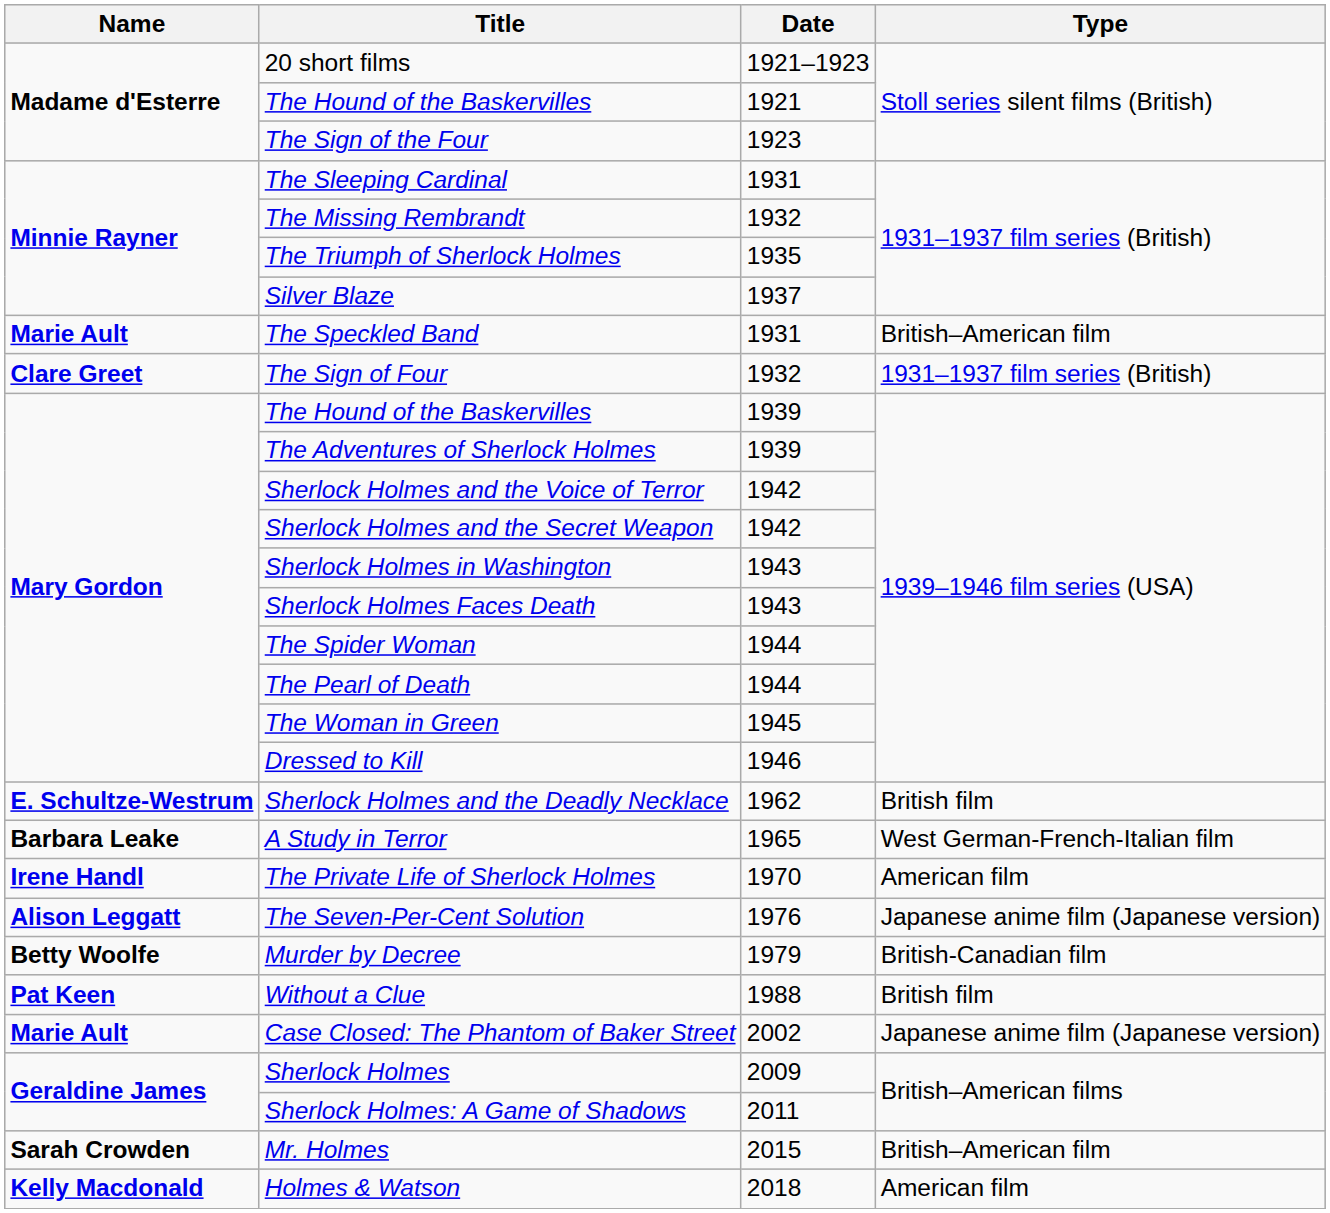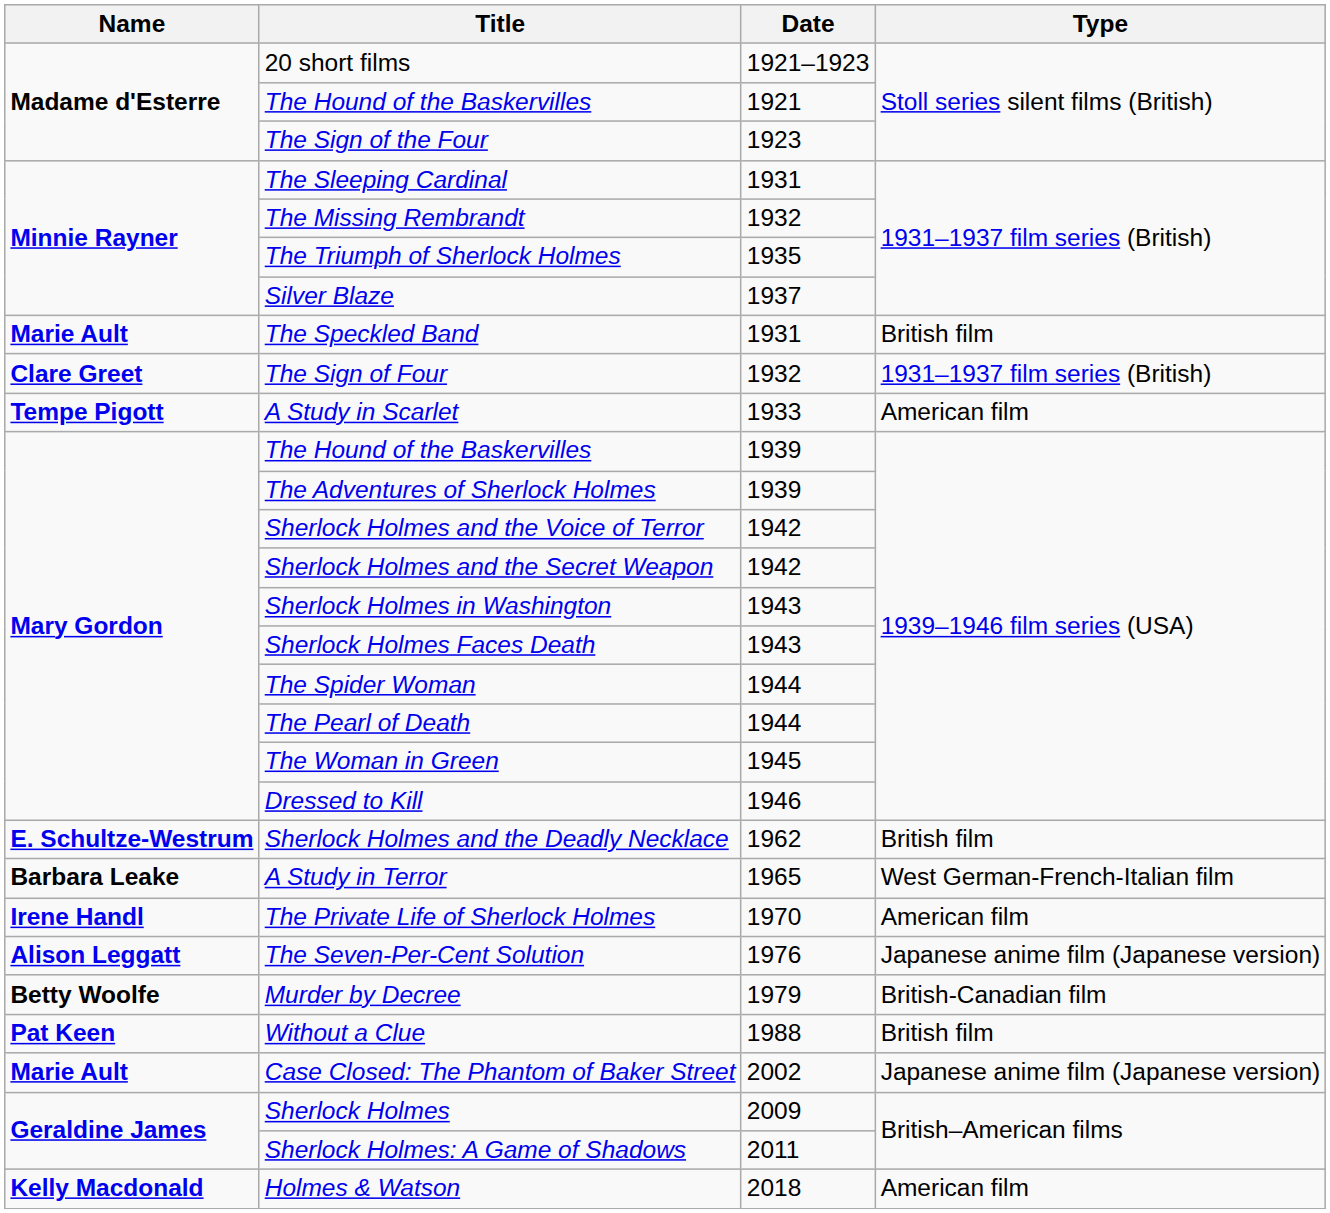(996, 334) British–American film -> (937, 334) British film
+ row: (362, 412)
- row: (327, 1149)
